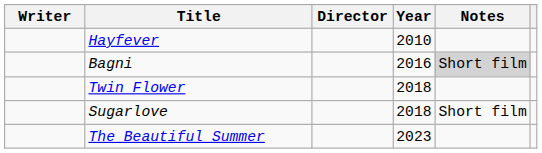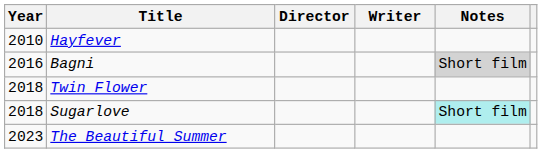columns swapped: (414, 17) <-> (45, 17)
(483, 112) no background -> (483, 112) paleturquoise background
